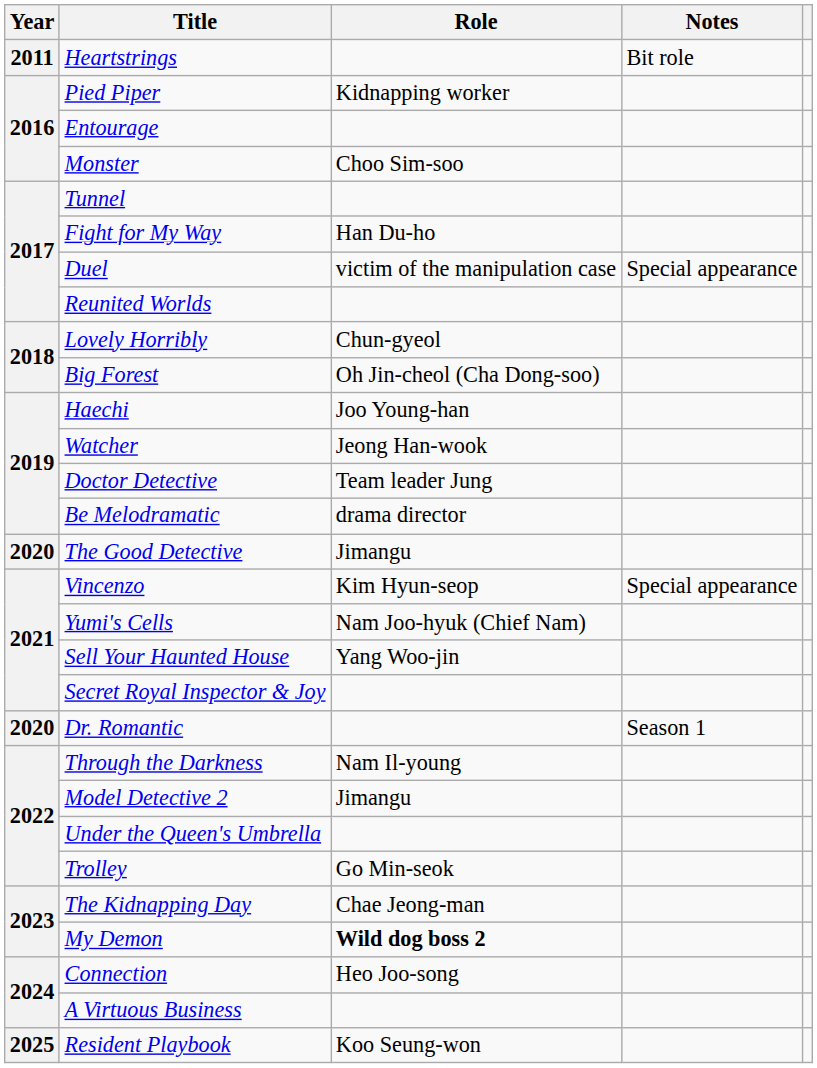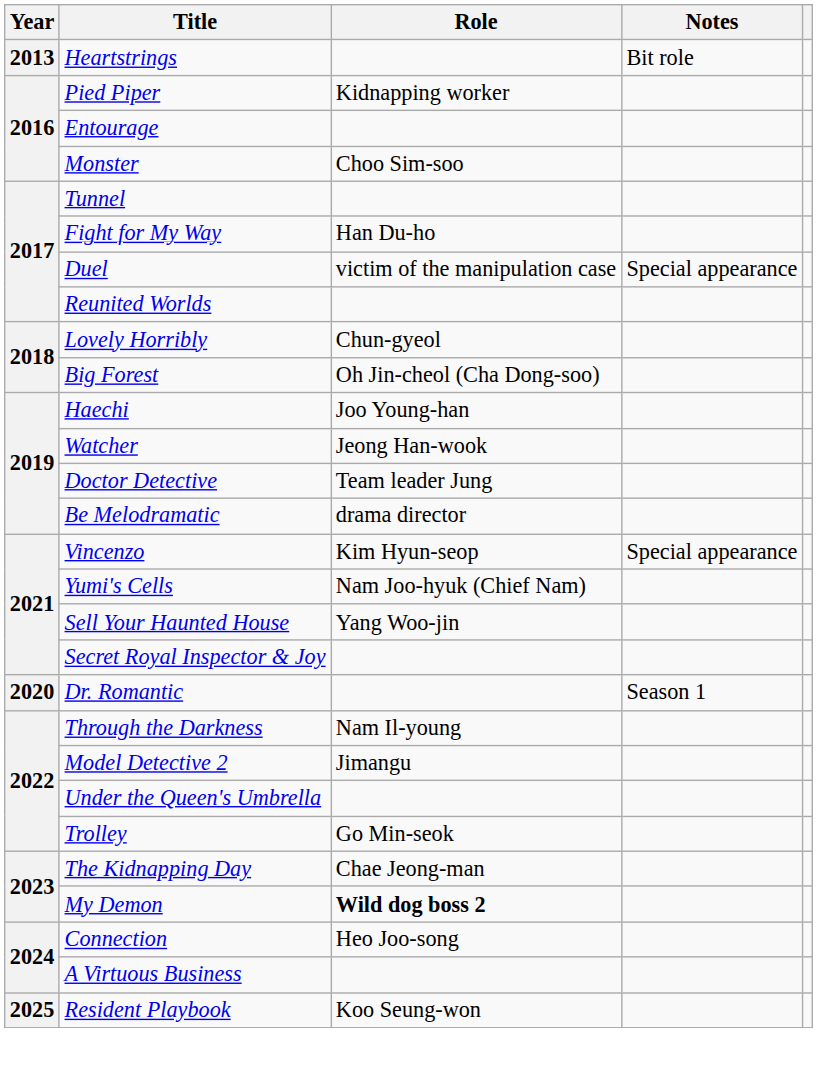(32, 57) 2011 -> (32, 57) 2013
- row: (153, 551)
